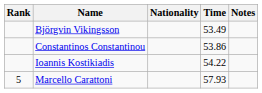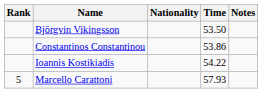(215, 29) 53.49 -> (215, 29) 53.50
